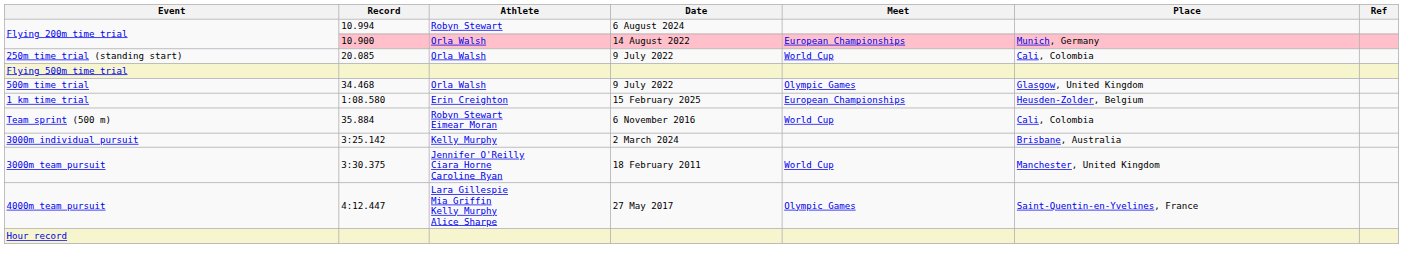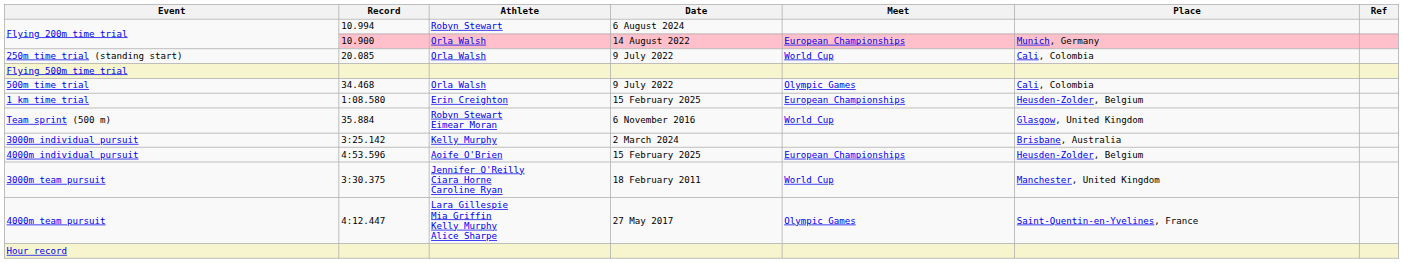(1080, 86) Glasgow, United Kingdom -> (1055, 86) Cali, Colombia
(1055, 121) Cali, Colombia -> (1080, 121) Glasgow, United Kingdom
+ row: (73, 155)
